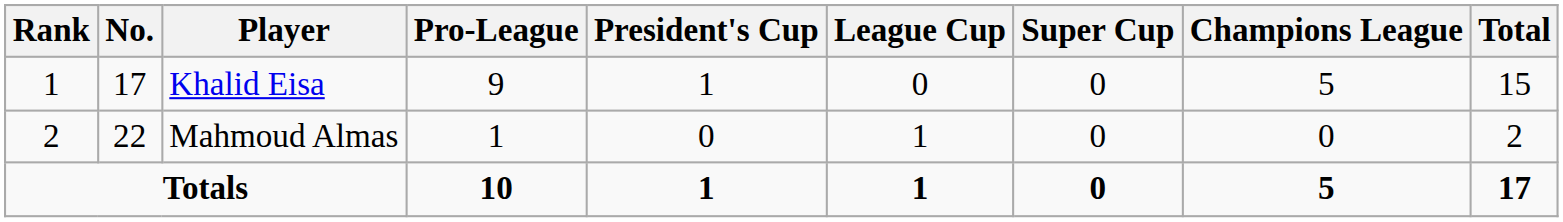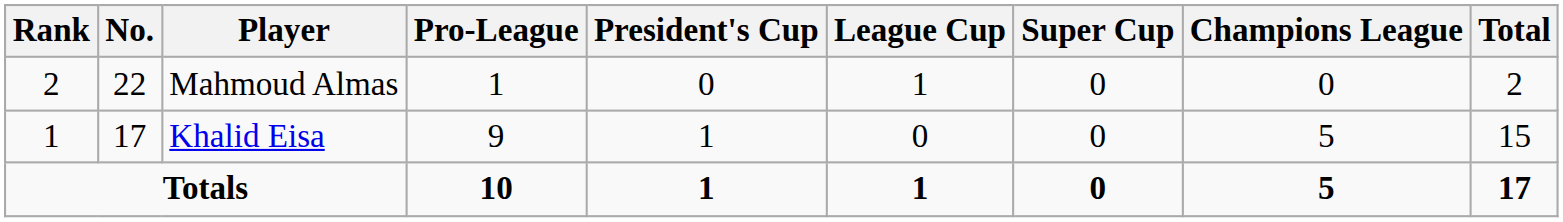rows swapped: (247, 83) <-> (284, 135)
